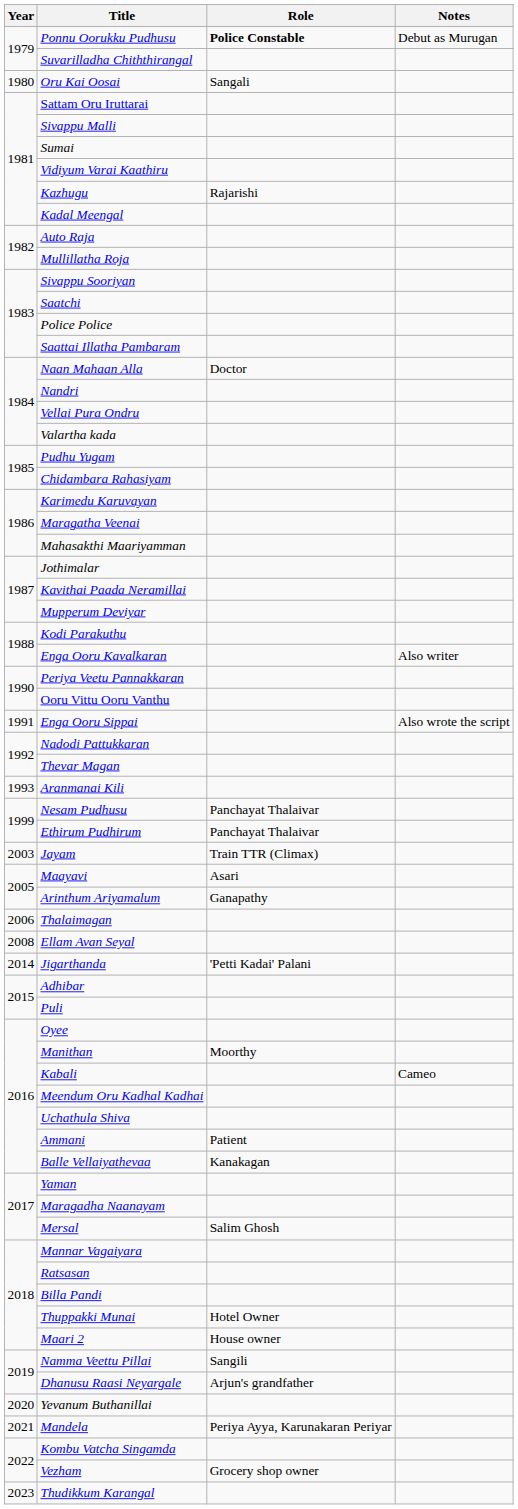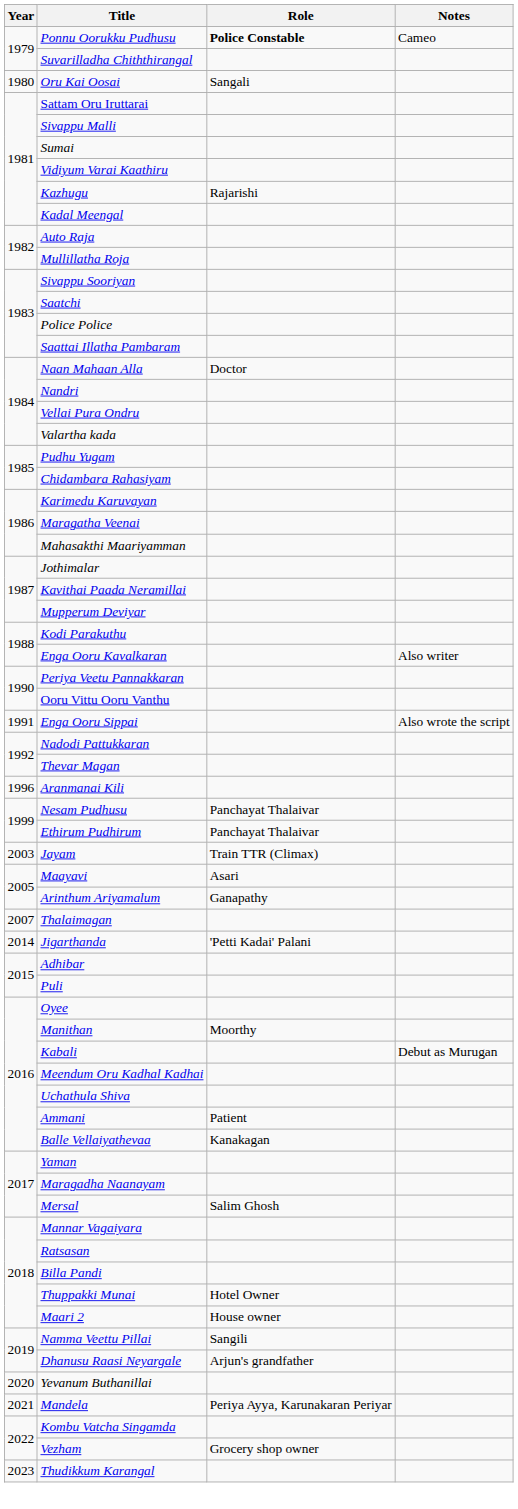(448, 37) Debut as Murugan -> (417, 37) Cameo
(21, 787) 1993 -> (21, 787) 1996
(21, 919) 2006 -> (21, 919) 2007
- row: (88, 942)
(417, 1074) Cameo -> (448, 1052) Debut as Murugan
